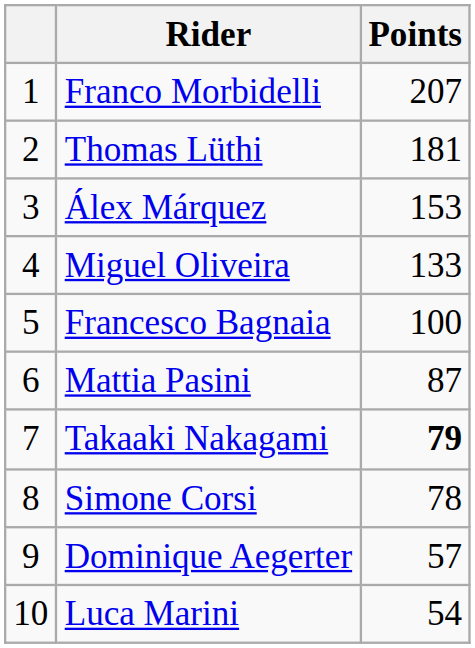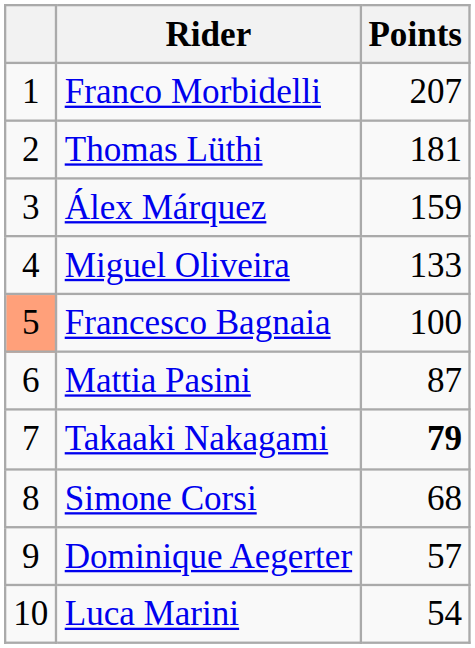(436, 207) 153 -> (436, 207) 159
(31, 323) no background -> (31, 323) lightsalmon background
(444, 496) 78 -> (444, 496) 68
